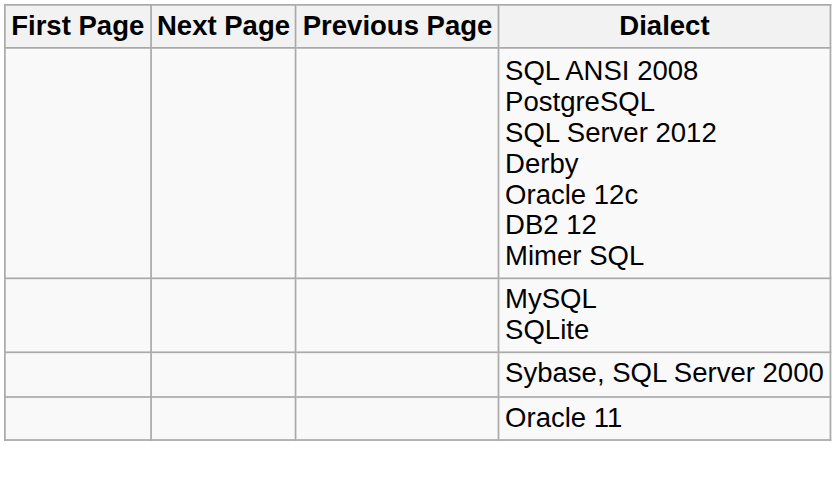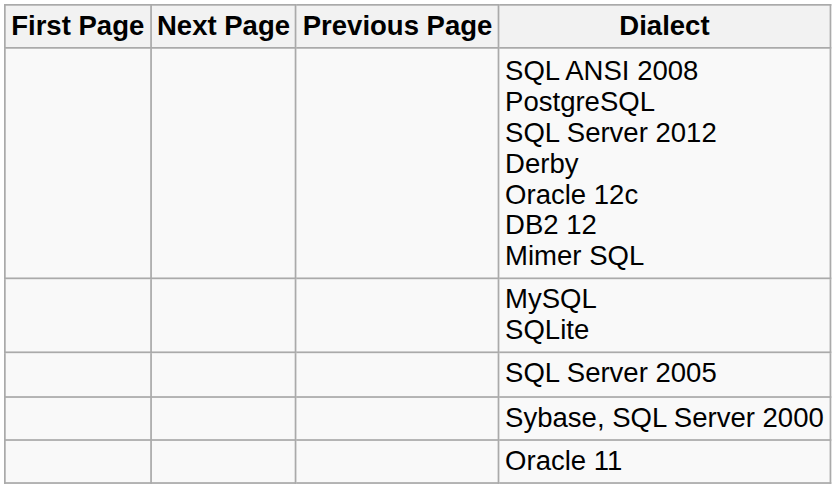+ row: (611, 373)
